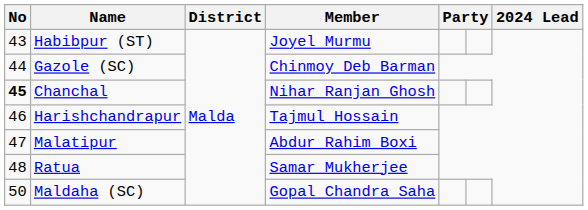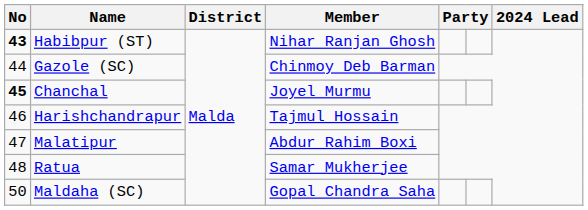(17, 42) normal -> (17, 42) bold
(320, 42) Joyel Murmu -> (352, 42) Nihar Ranjan Ghosh
(352, 92) Nihar Ranjan Ghosh -> (320, 92) Joyel Murmu
